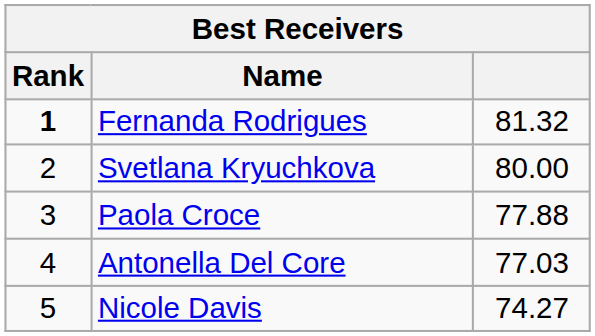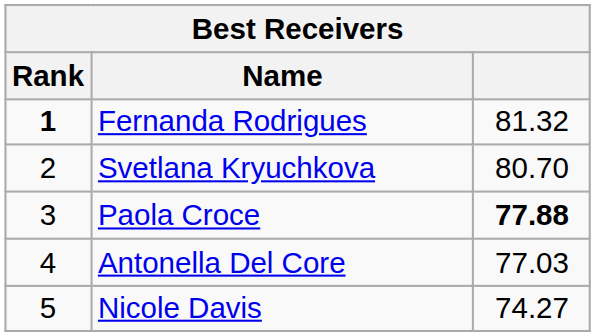(532, 168) 80.00 -> (532, 168) 80.70
(532, 215) normal -> (532, 215) bold
